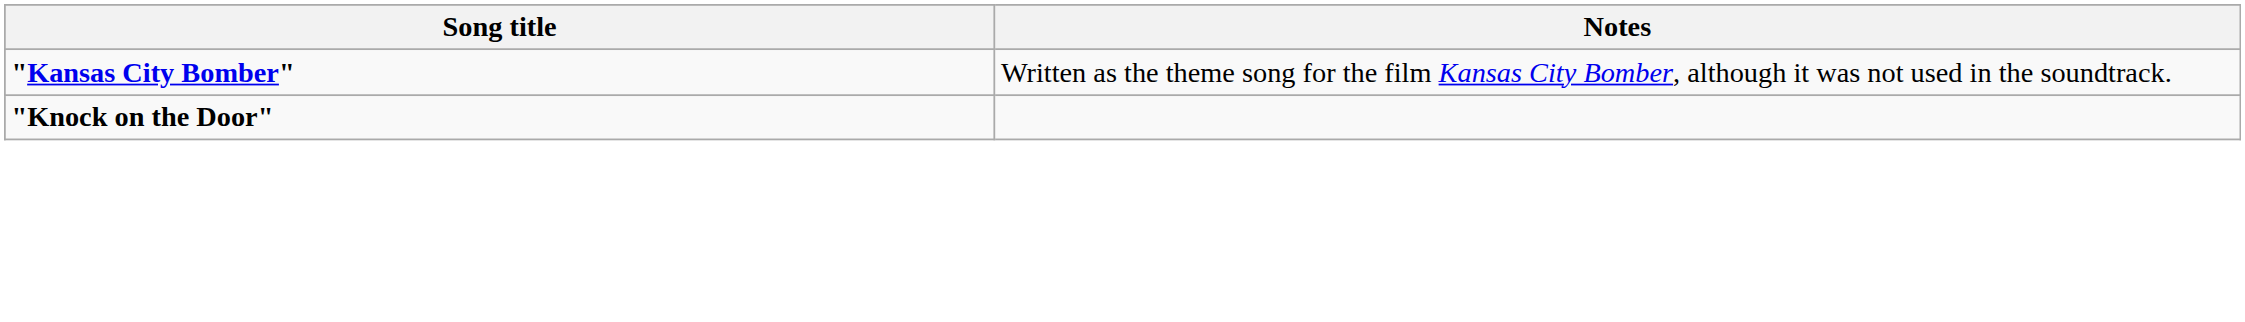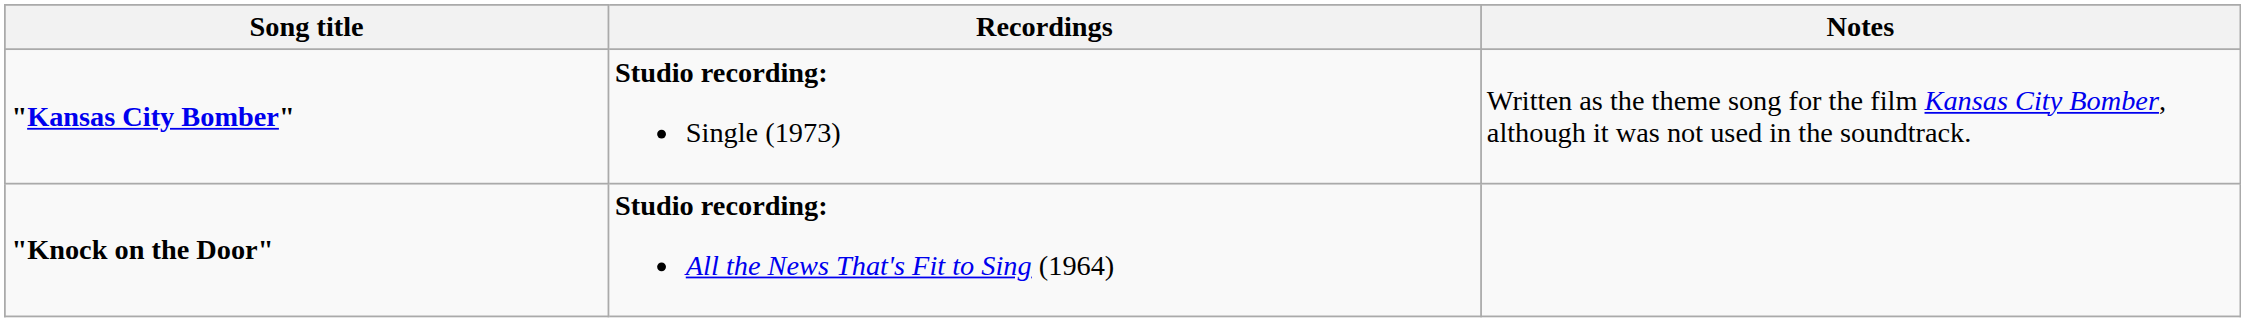+ column: (1044, 26)
